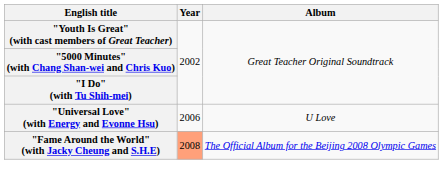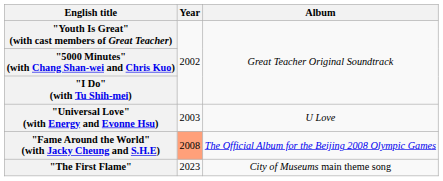(190, 117) 2006 -> (190, 117) 2003
+ row: (91, 167)
